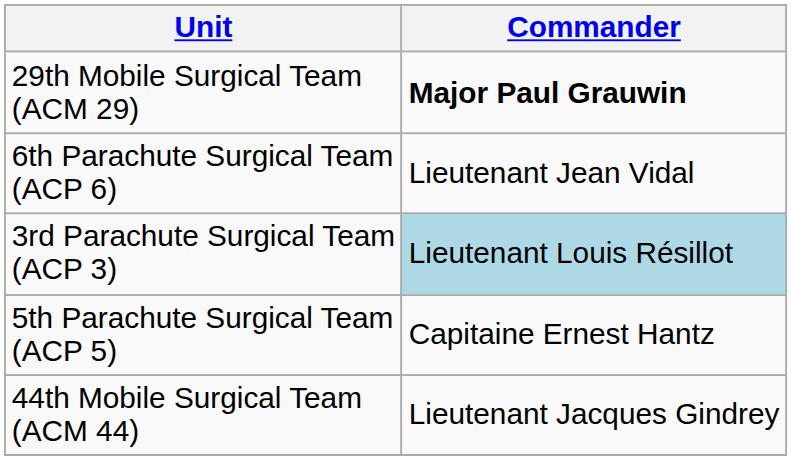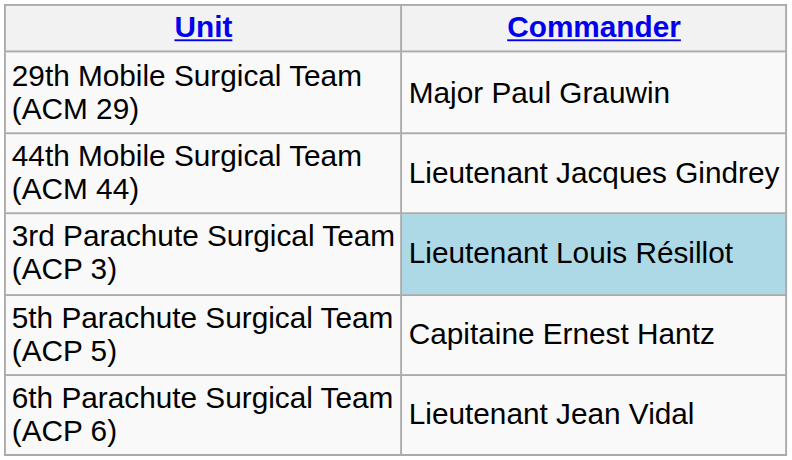(548, 92) bold -> (539, 92) normal
rows swapped: (187, 414) <-> (203, 172)
